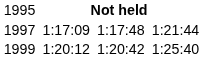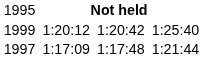rows swapped: (20, 30) <-> (20, 49)
